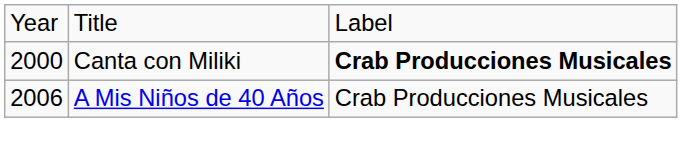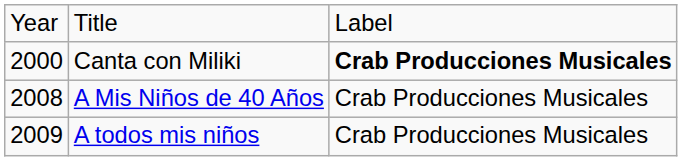(37, 98) 2006 -> (37, 98) 2008
+ row: (167, 135)
